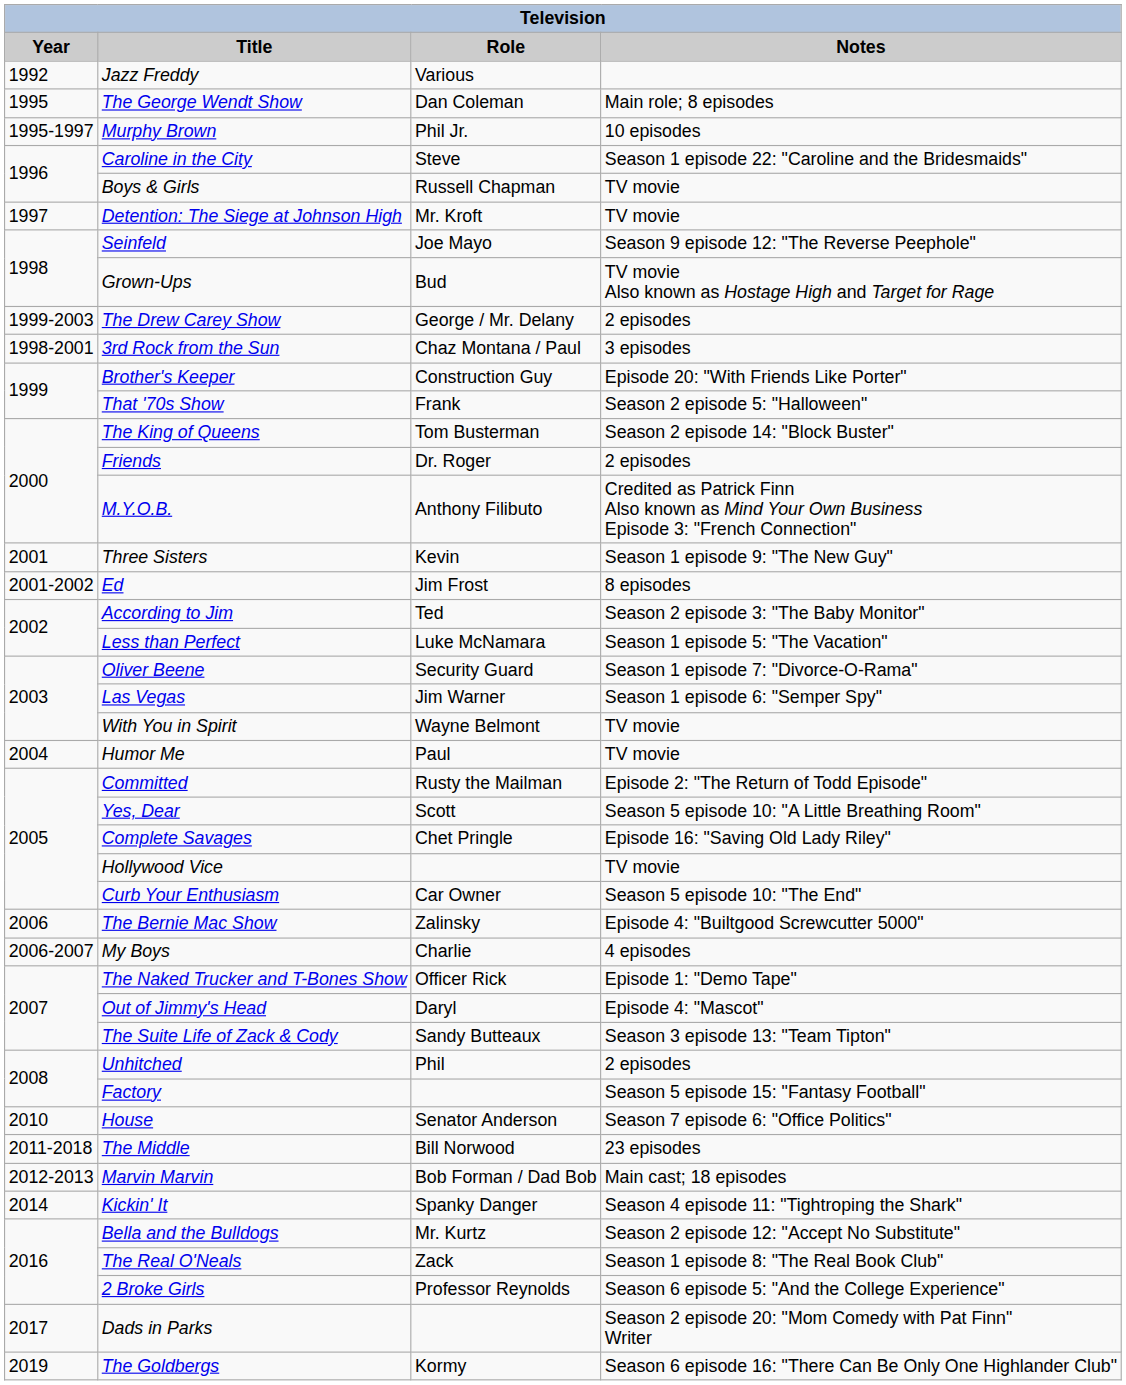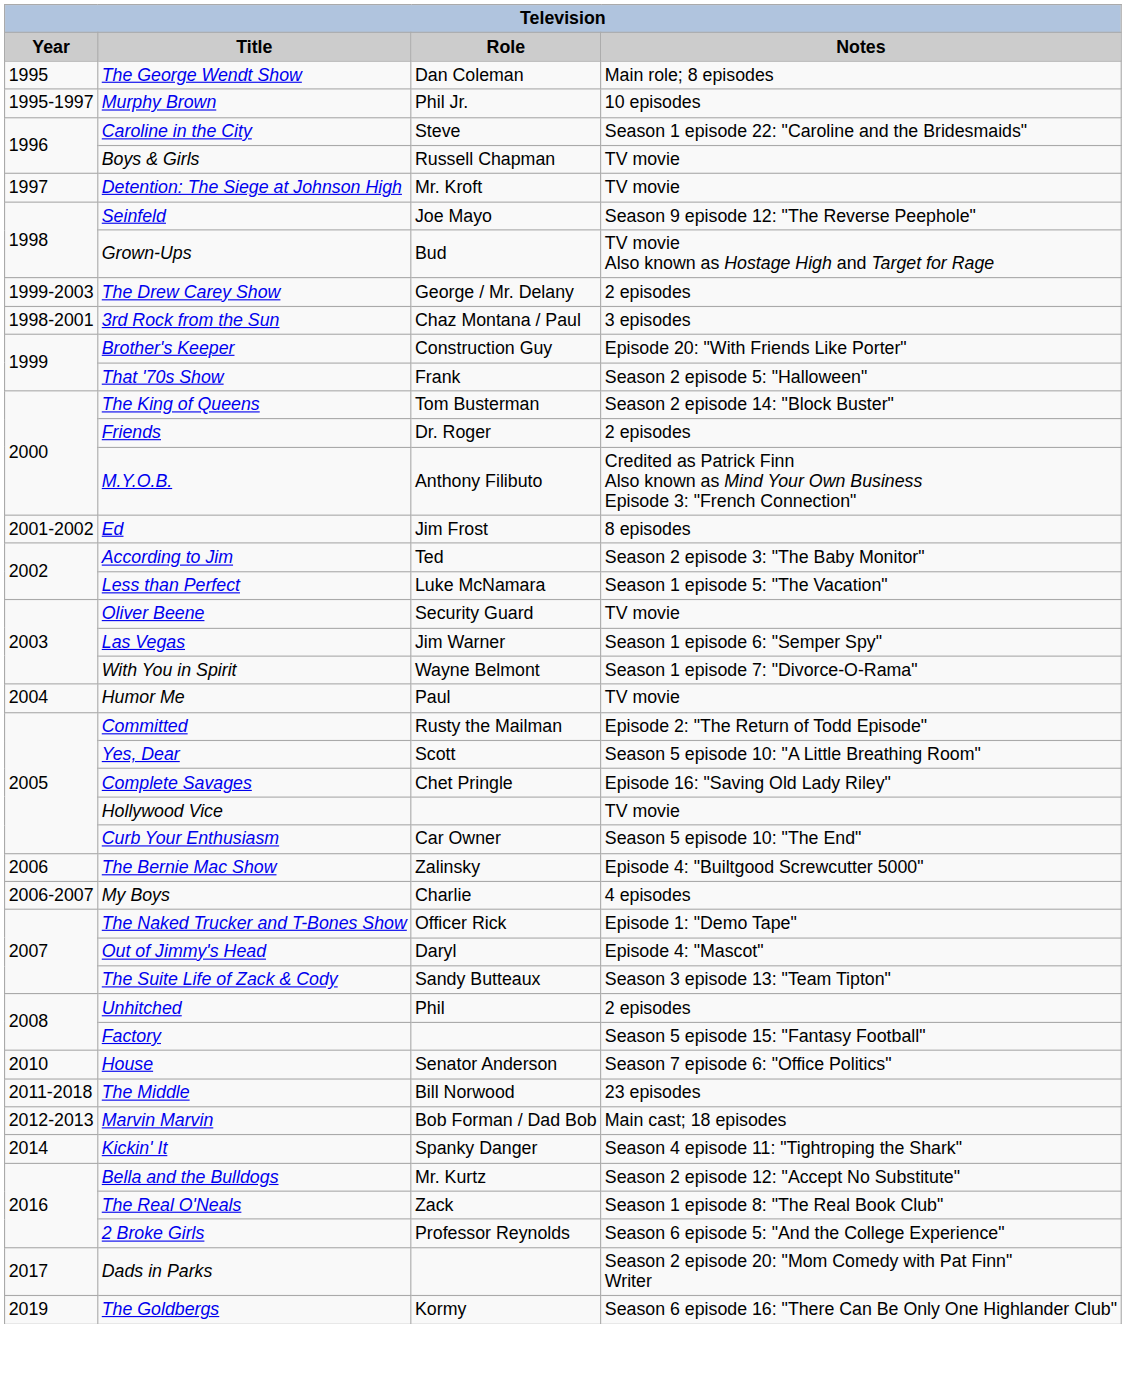- row: (150, 74)
- row: (155, 557)
(761, 670) Season 1 episode 7: "Divorce-O-Rama" -> (642, 613) TV movie
(642, 726) TV movie -> (761, 670) Season 1 episode 7: "Divorce-O-Rama"
